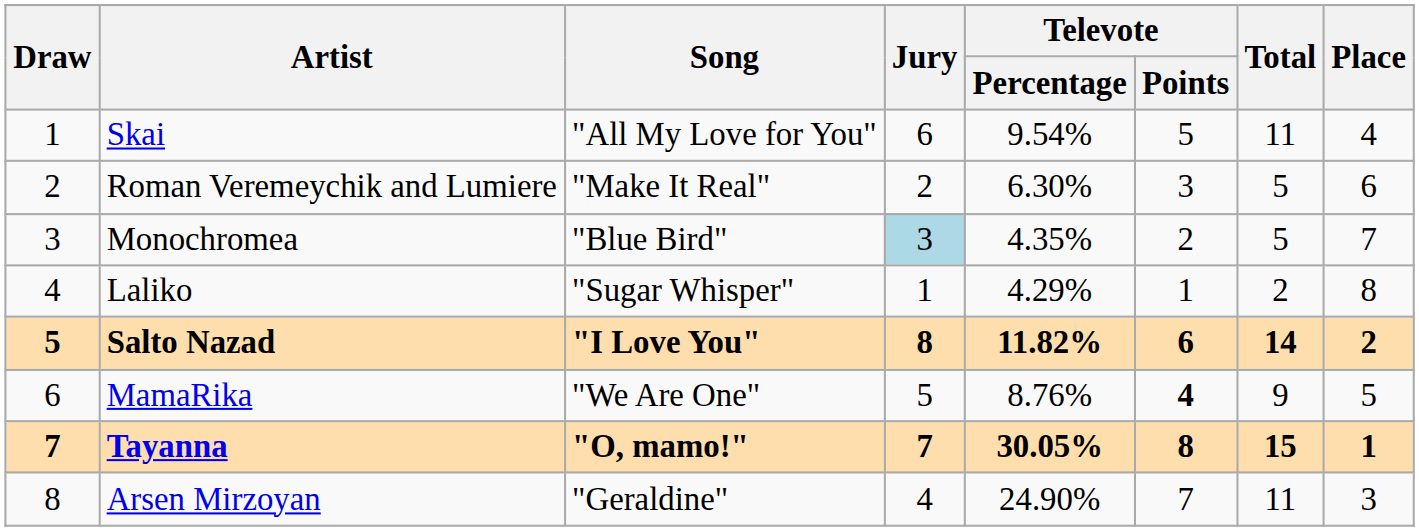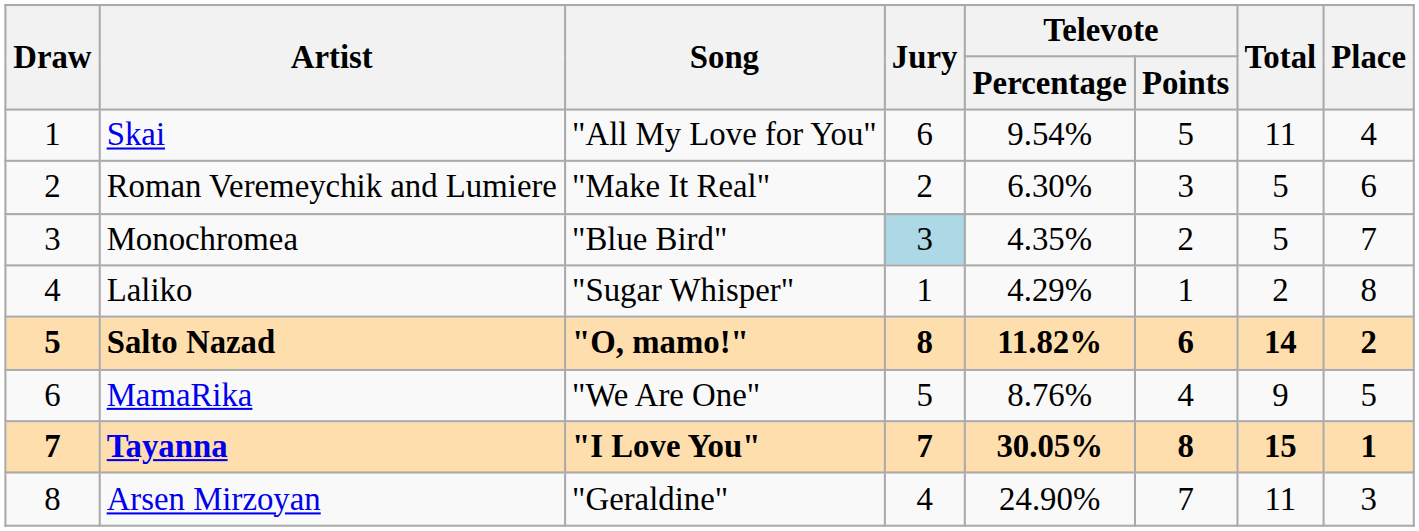(666, 342) "I Love You" -> (660, 342) "O, mamo!"
(1186, 394) bold -> (1186, 394) normal
(660, 446) "O, mamo!" -> (666, 446) "I Love You"
